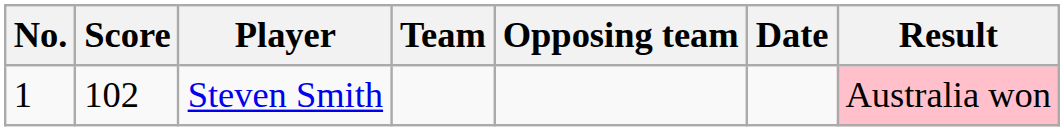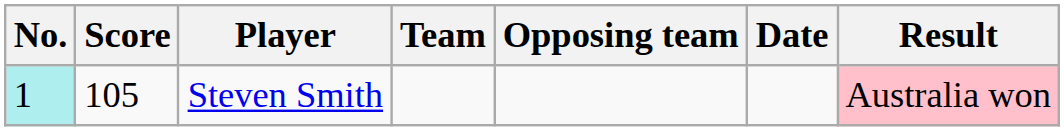(23, 94) no background -> (23, 94) paleturquoise background
(112, 94) 102 -> (112, 94) 105
